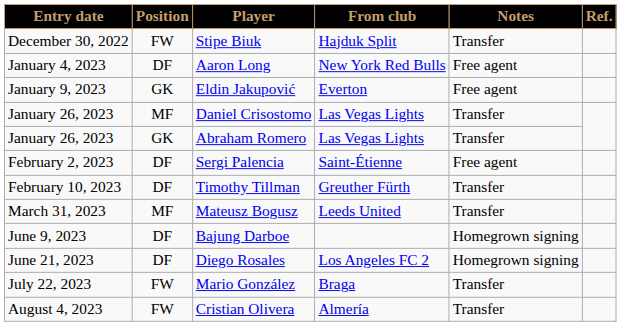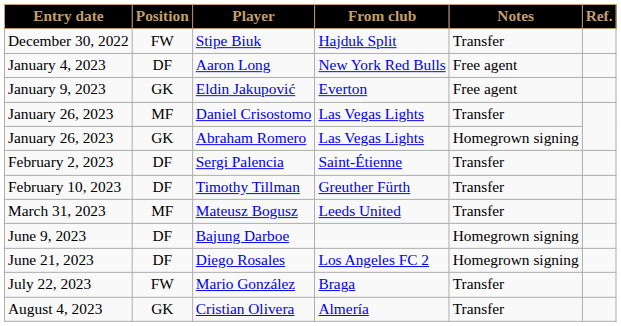(478, 138) Transfer -> (516, 138) Homegrown signing
(485, 162) Free agent -> (478, 162) Transfer
(162, 308) FW -> (162, 308) GK
